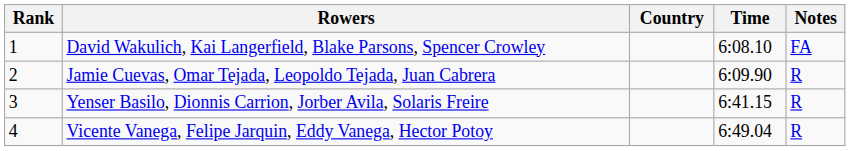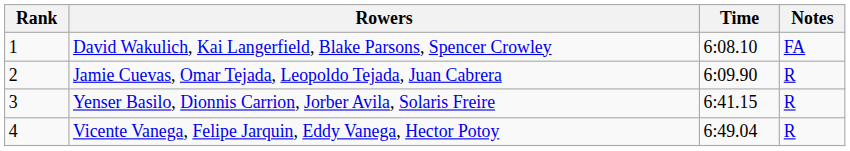- column: (672, 18)
